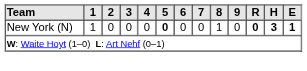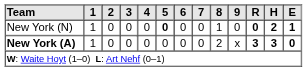(274, 27) 3 -> (274, 27) 2
+ row: (41, 43)
